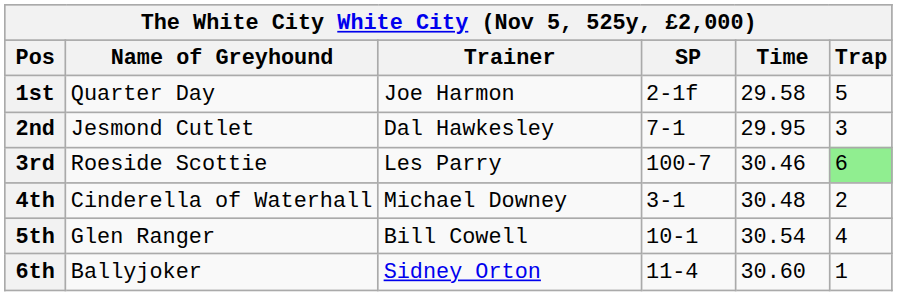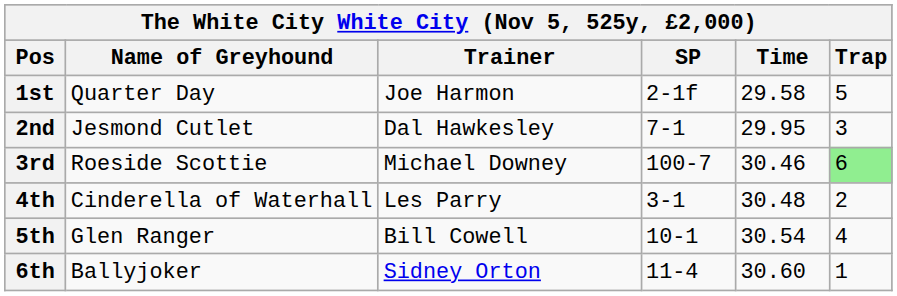(443, 165) Les Parry -> (475, 165) Michael Downey
(475, 201) Michael Downey -> (443, 201) Les Parry
